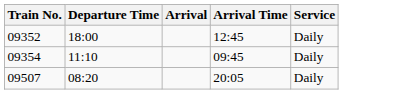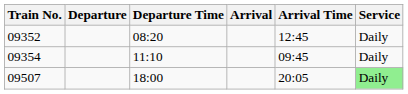+ column: (97, 15)
(83, 36) 18:00 -> (148, 36) 08:20
(83, 78) 08:20 -> (148, 78) 18:00
(309, 78) no background -> (373, 78) lightgreen background
